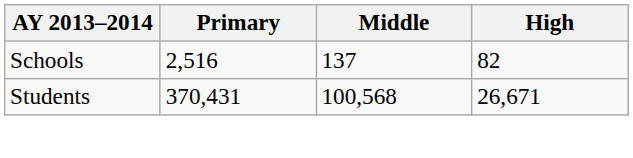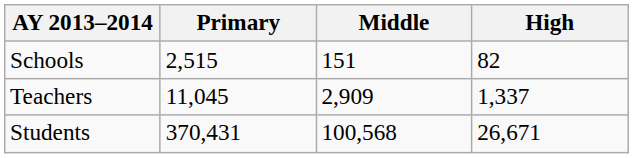(192, 59) 2,516 -> (192, 59) 2,515
(339, 59) 137 -> (339, 59) 151
+ row: (51, 96)
